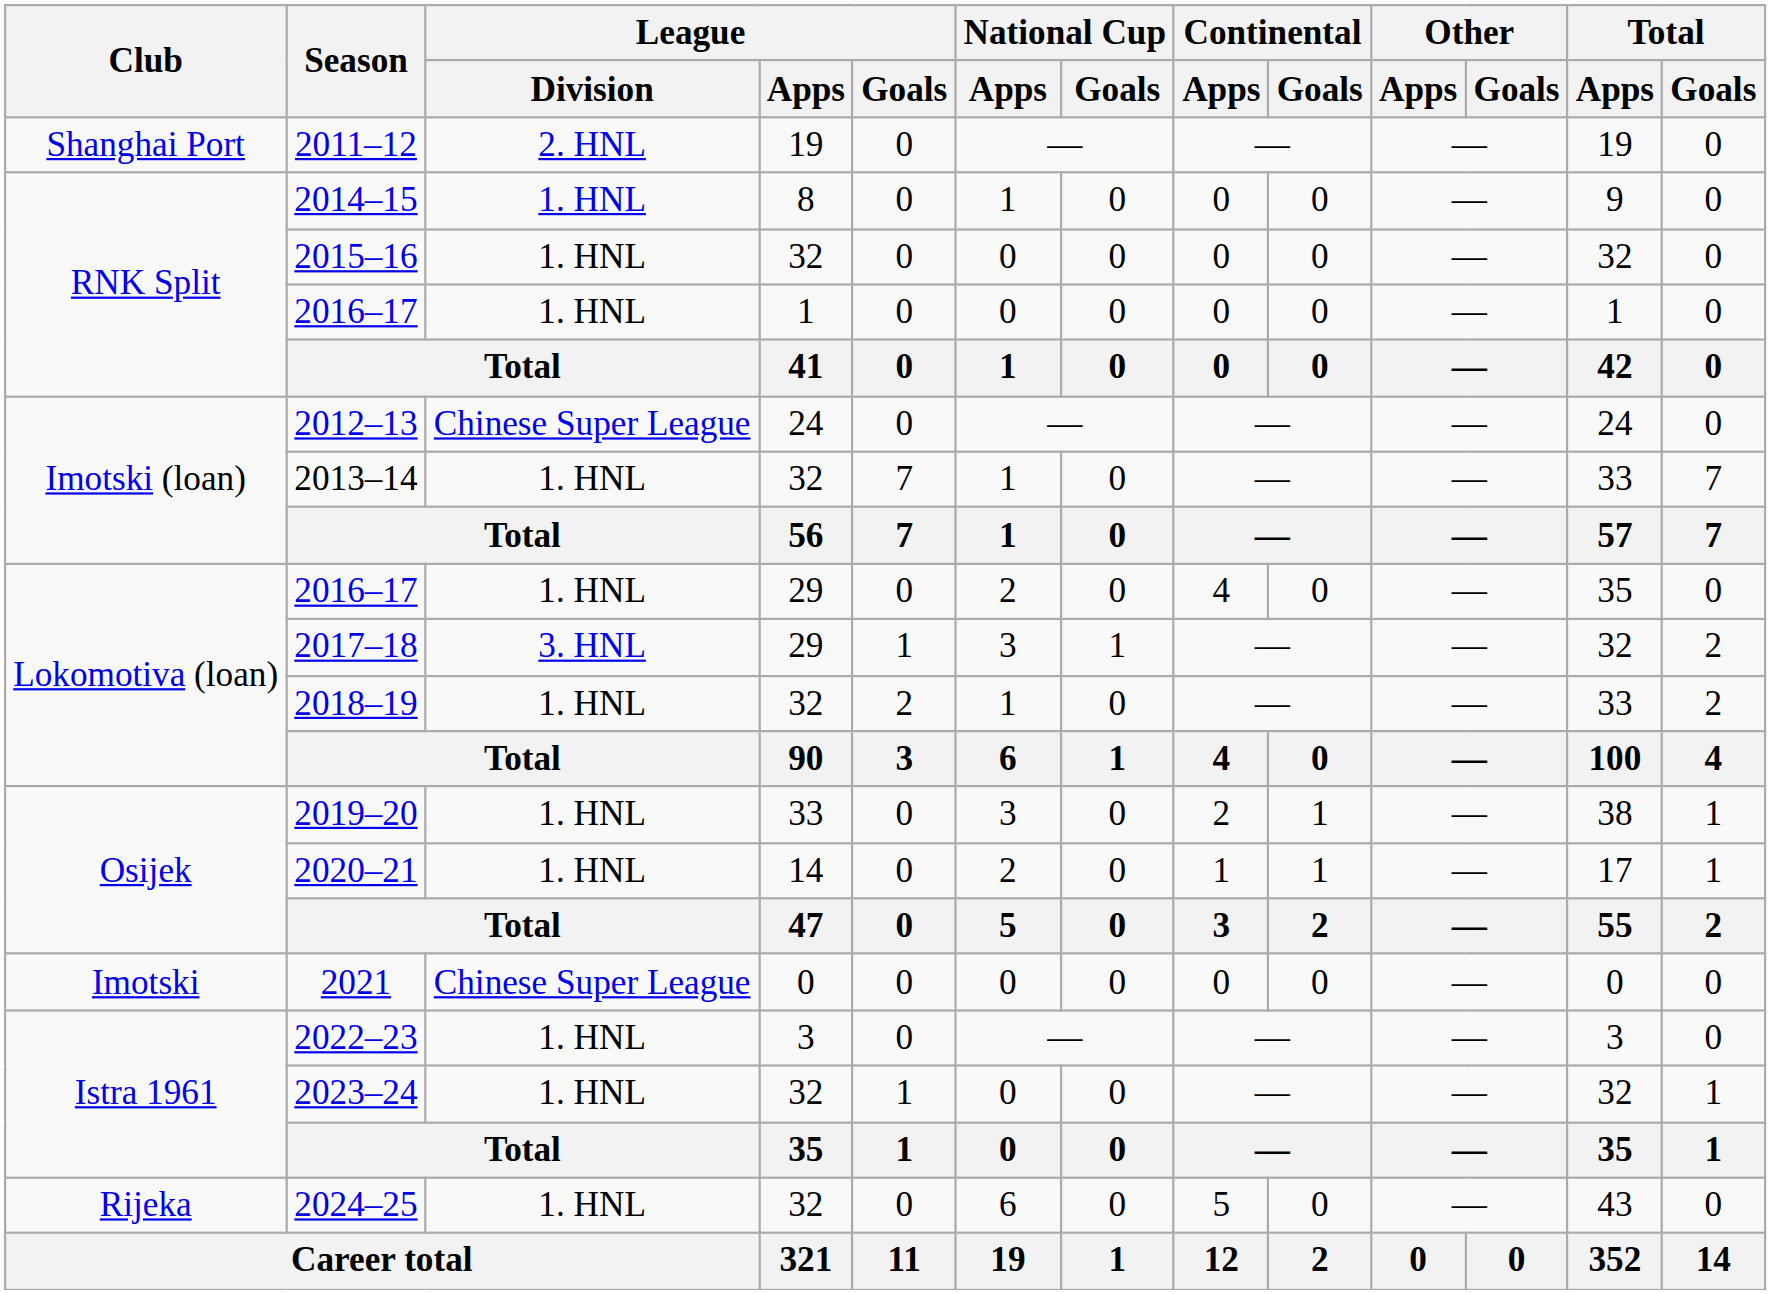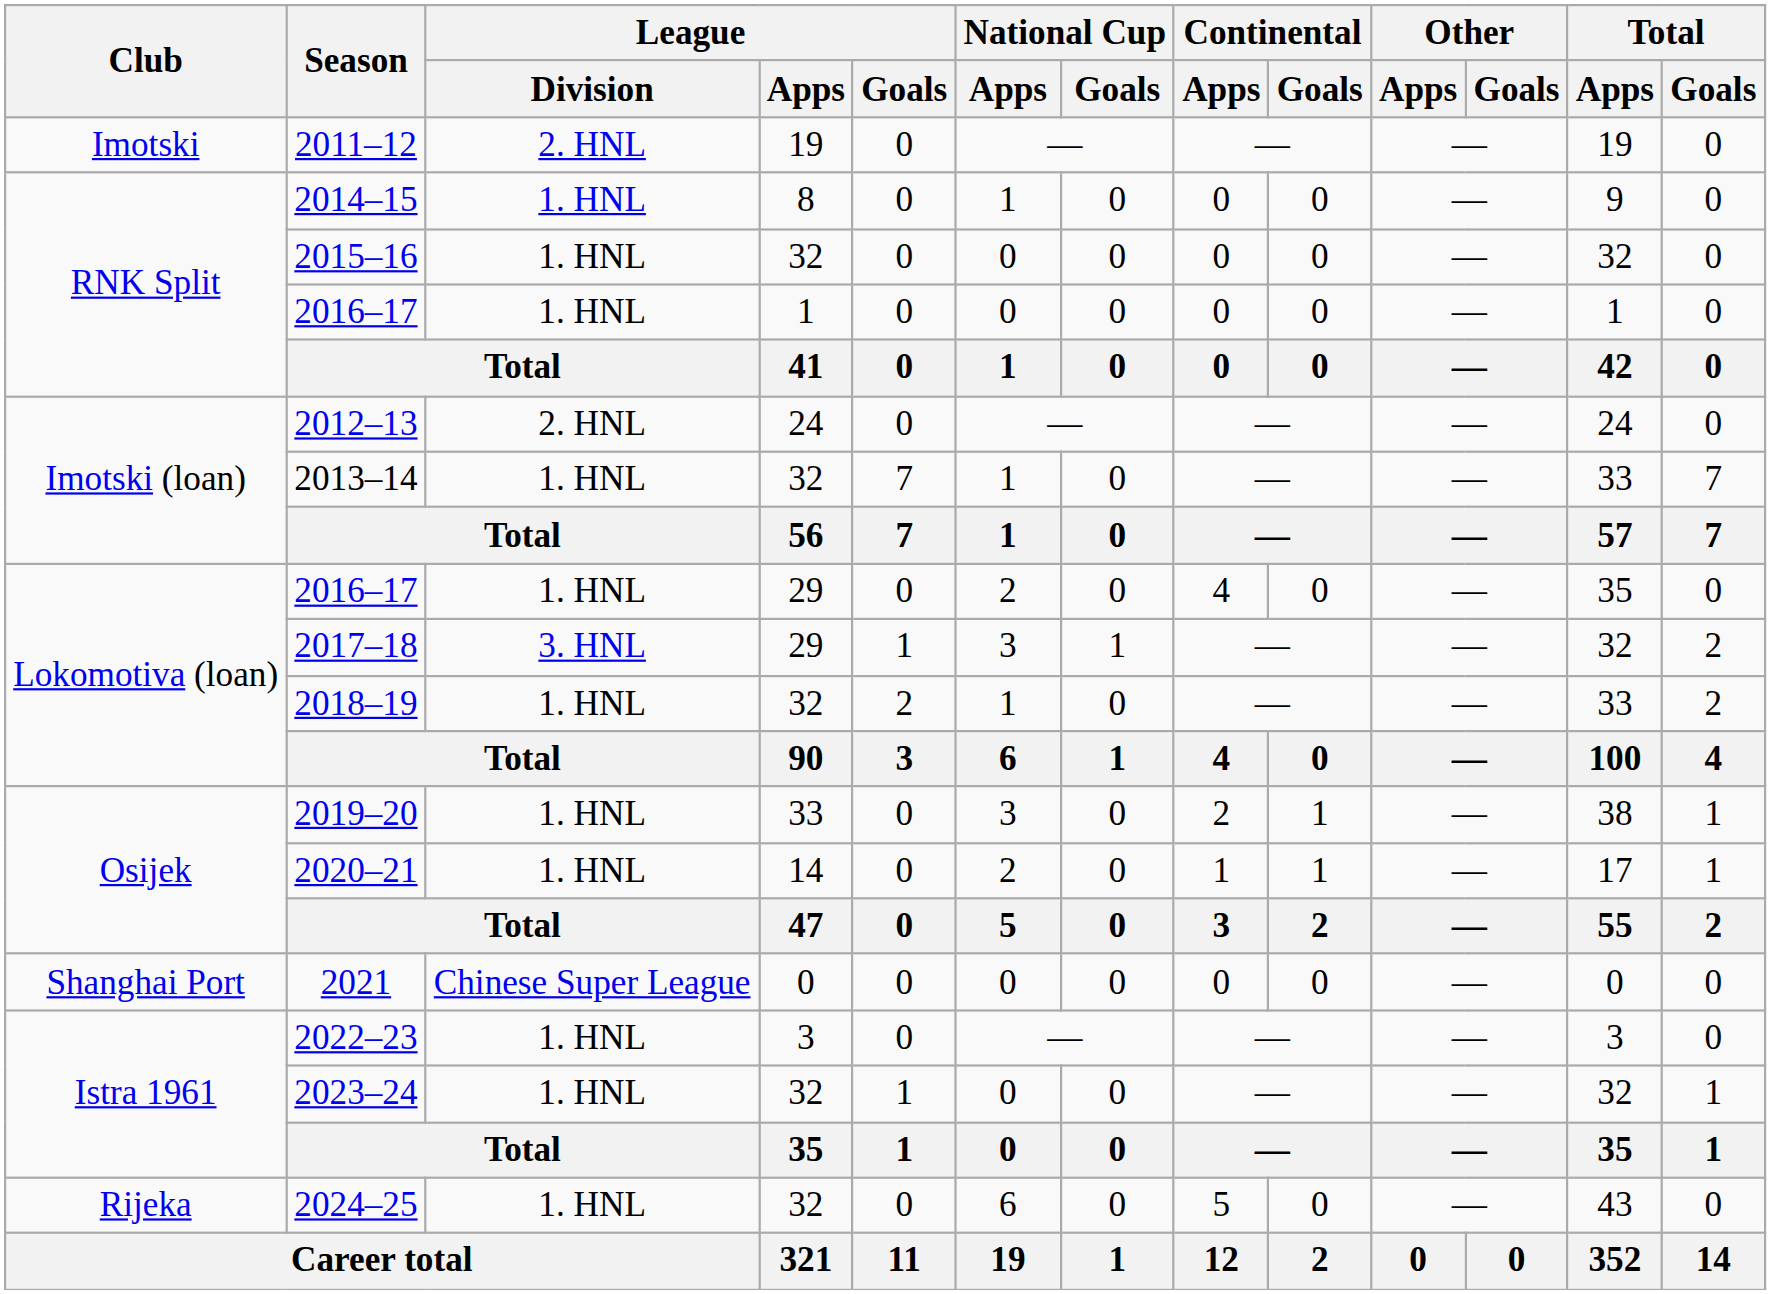(146, 144) Shanghai Port -> (146, 144) Imotski
(592, 423) Chinese Super League -> (592, 423) 2. HNL
(146, 981) Imotski -> (146, 981) Shanghai Port
